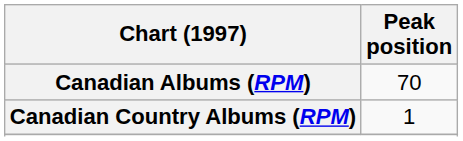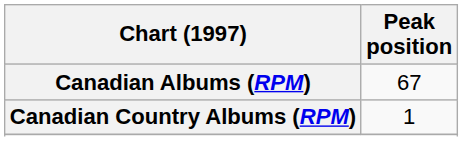(409, 81) 70 -> (409, 81) 67
